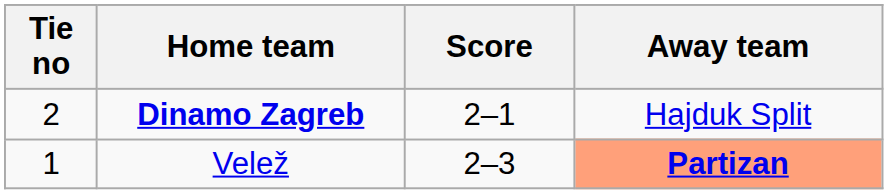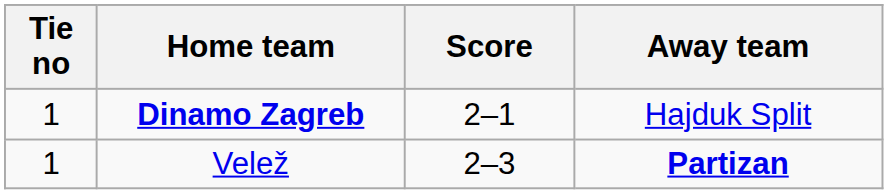(51, 113) 2 -> (51, 113) 1
(728, 163) lightsalmon background -> (728, 163) no background
